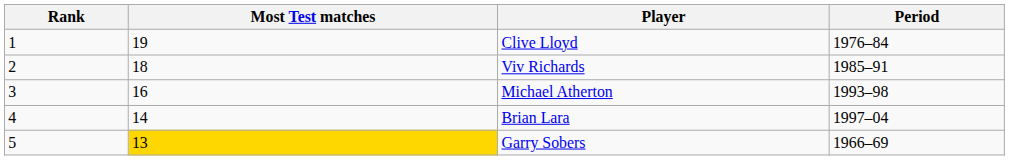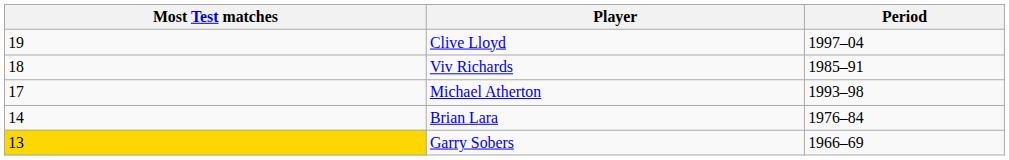- column: (66, 17)
(861, 42) 1976–84 -> (836, 42) 1997–04
(140, 92) 16 -> (16, 92) 17
(861, 117) 1997–04 -> (836, 117) 1976–84
